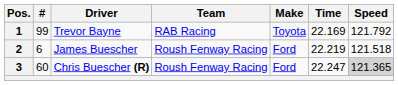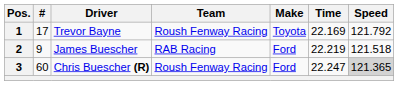(42, 31) 99 -> (42, 31) 17
(185, 31) RAB Racing -> (211, 31) Roush Fenway Racing
(39, 49) 6 -> (39, 49) 9
(211, 49) Roush Fenway Racing -> (185, 49) RAB Racing
